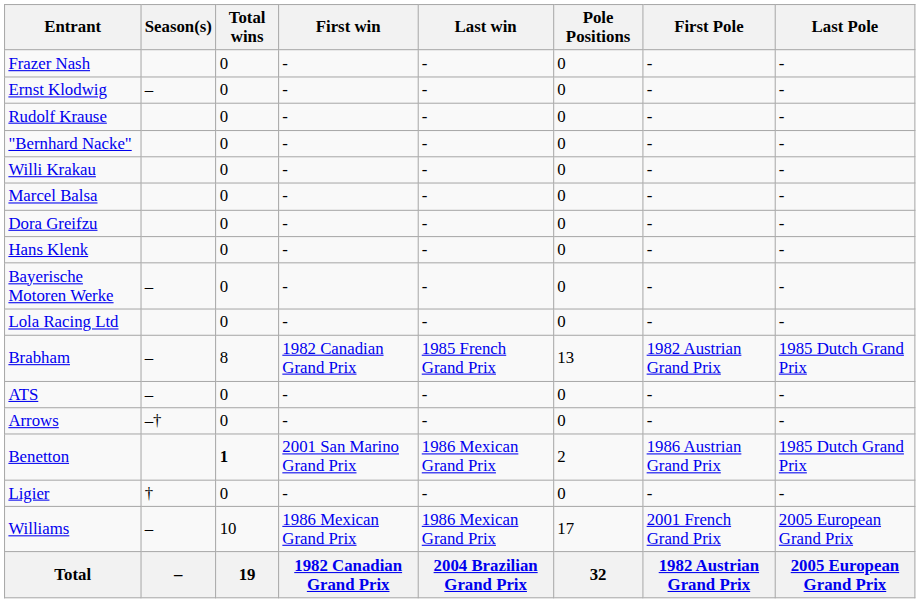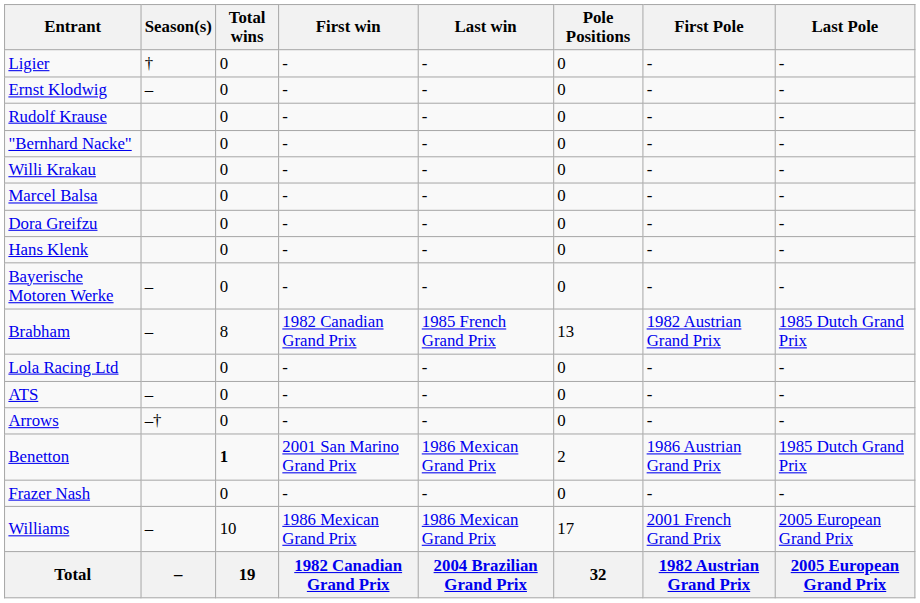rows swapped: (49, 63) <-> (29, 493)
rows swapped: (63, 322) <-> (39, 358)
